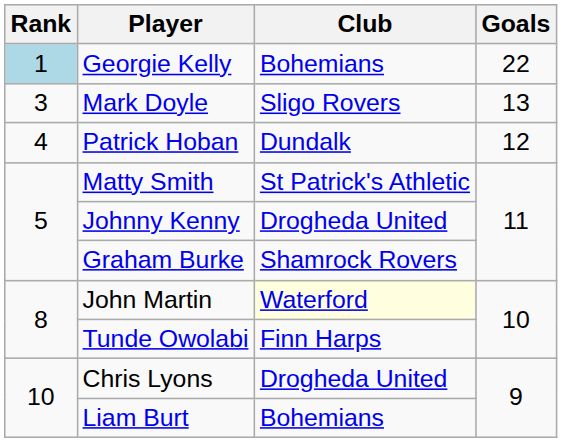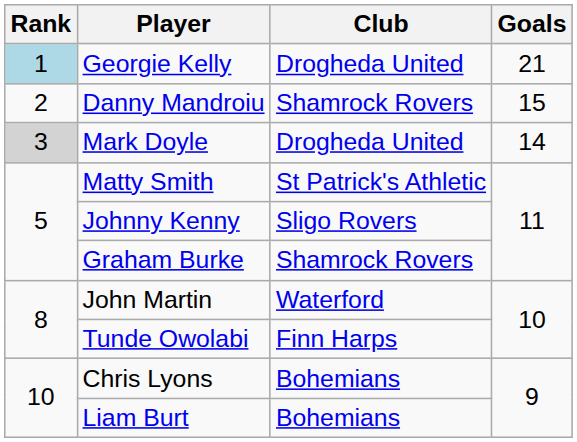(322, 63) Bohemians -> (370, 63) Drogheda United
(516, 63) 22 -> (532, 63) 21
+ row: (174, 102)
(41, 102) no background -> (41, 142) lightgrey background
(330, 102) Sligo Rovers -> (370, 142) Drogheda United
(516, 102) 13 -> (532, 142) 14
- row: (160, 142)
(354, 220) Drogheda United -> (346, 220) Sligo Rovers
(314, 299) lightyellow background -> (330, 299) no background
(354, 378) Drogheda United -> (338, 378) Bohemians
